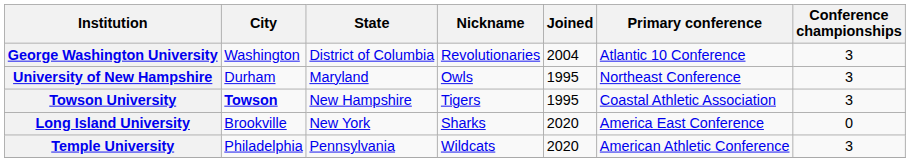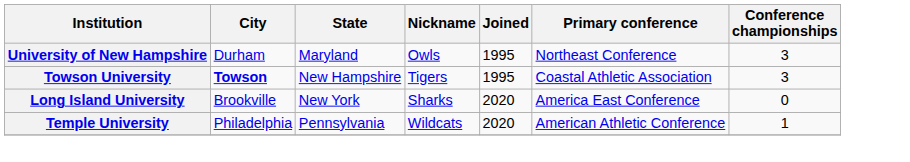- row: (113, 54)
(849, 146) 3 -> (785, 123) 1
